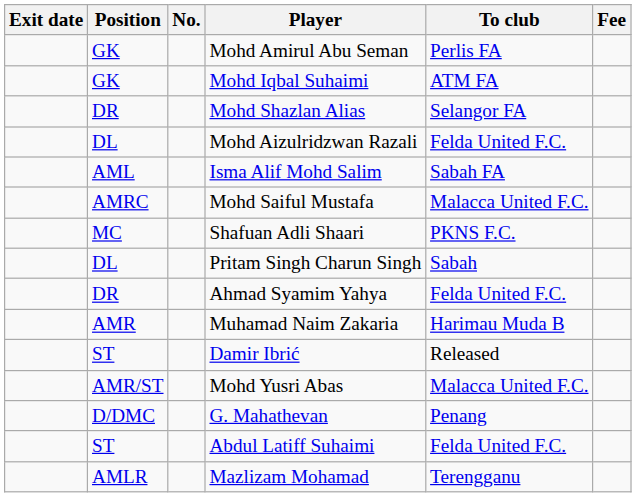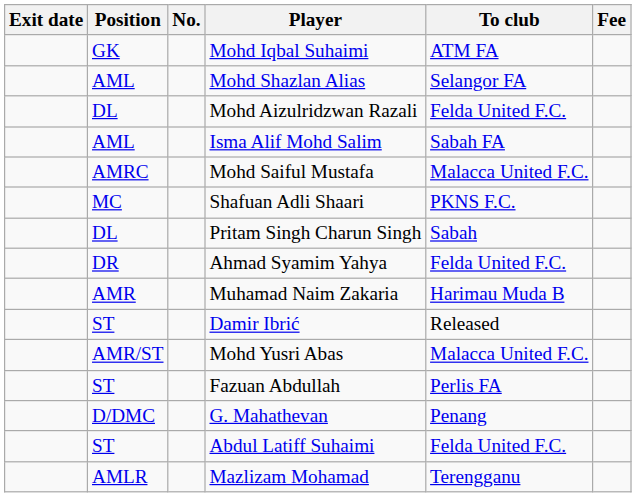- row: (309, 50)
(105, 111) DR -> (113, 80) AML
+ row: (275, 385)
